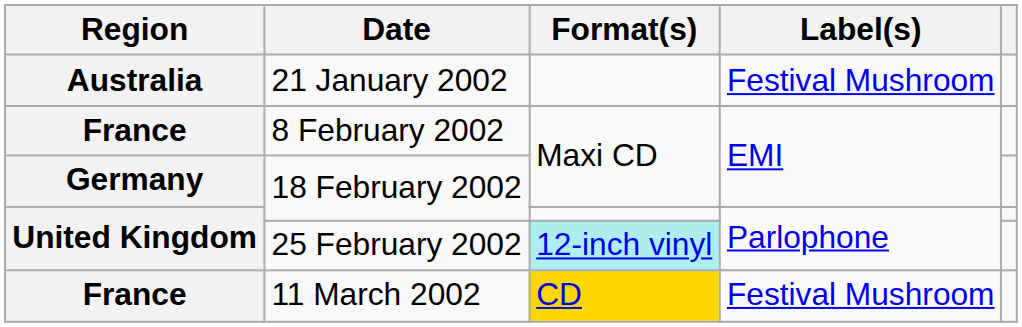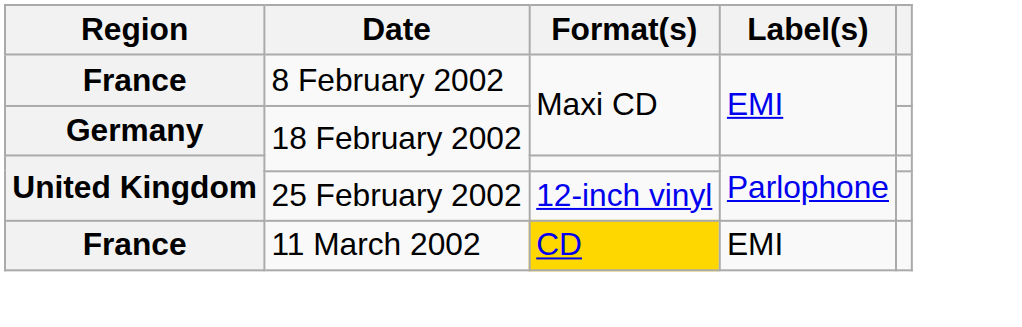- row: (135, 79)
(624, 245) paleturquoise background -> (624, 194) no background
(861, 295) Festival Mushroom -> (755, 245) EMI
